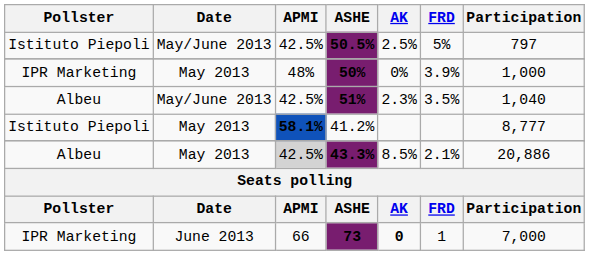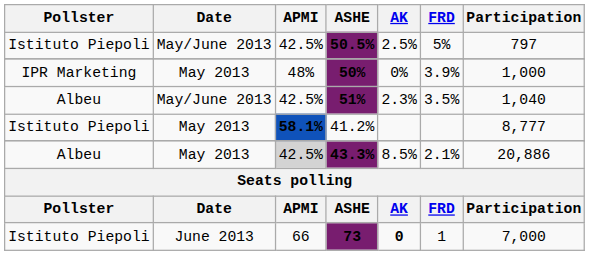(79, 236) IPR Marketing -> (79, 236) Istituto Piepoli
